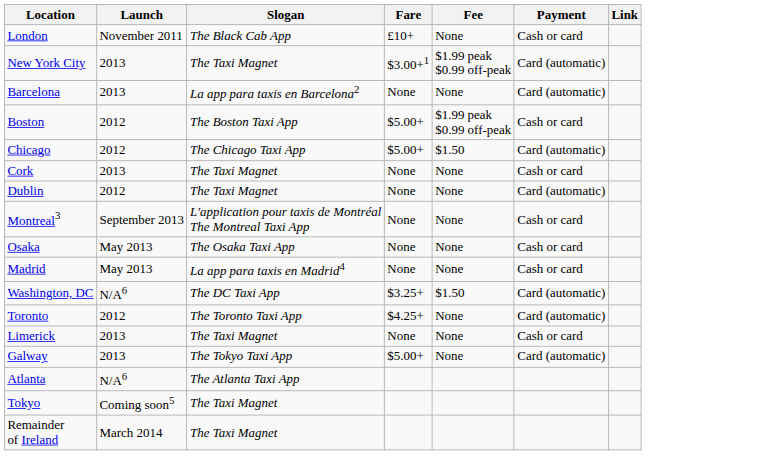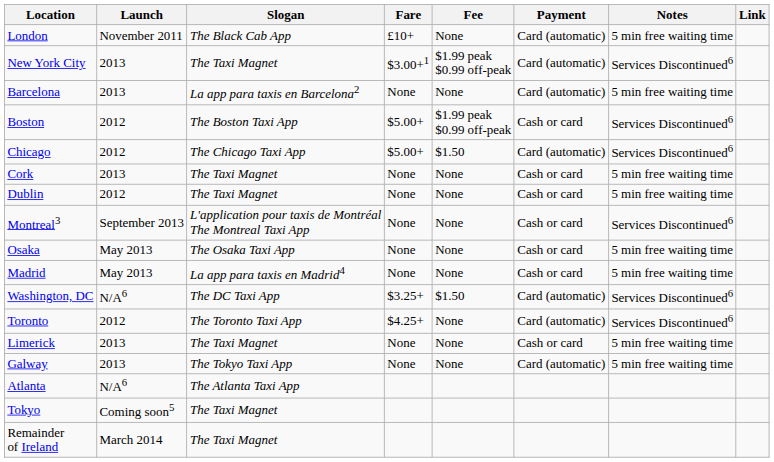+ column: (672, 14)
(550, 35) Cash or card -> (561, 35) Card (automatic)
(561, 191) Card (automatic) -> (550, 194) Cash or card
(406, 356) $5.00+ -> (401, 363) None
